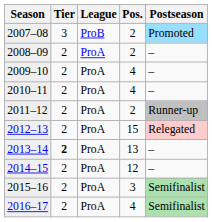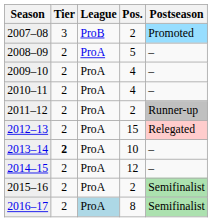(133, 52) 2 -> (133, 52) 5
(133, 148) 13 -> (133, 148) 10
(133, 187) 3 -> (133, 187) 2
(93, 206) no background -> (93, 206) lightblue background
(133, 206) 4 -> (133, 206) 8
